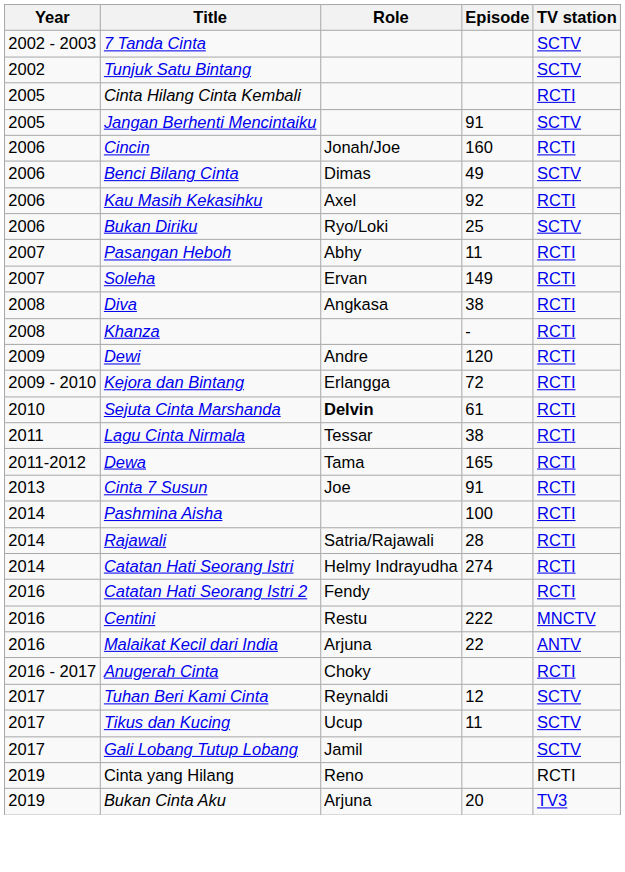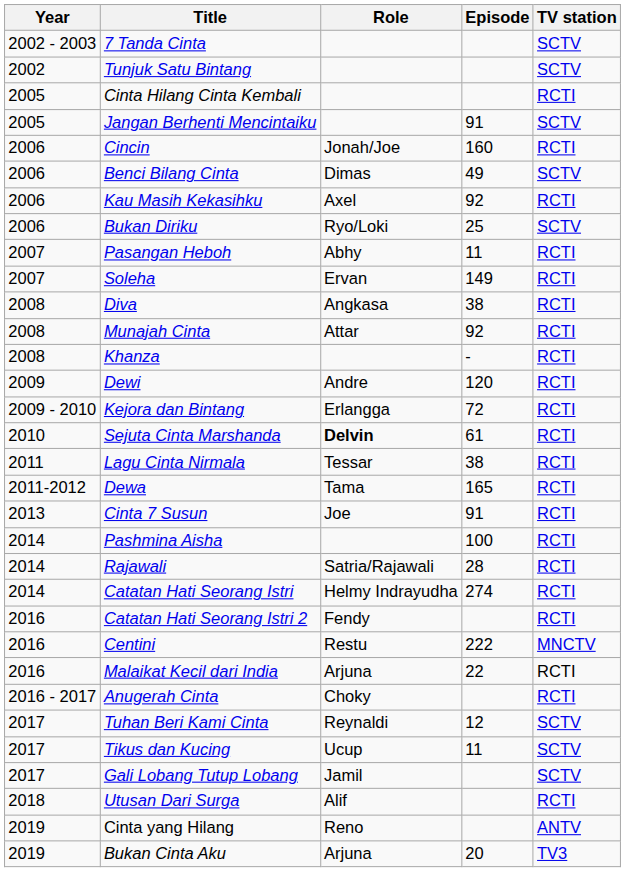+ row: (157, 331)
(559, 644) ANTV -> (556, 670) RCTI
+ row: (172, 801)
(556, 775) RCTI -> (559, 827) ANTV
